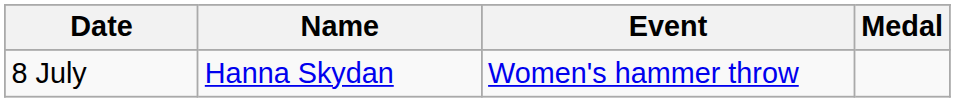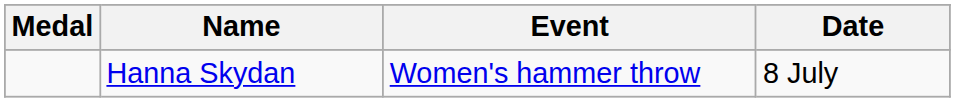columns swapped: (902, 27) <-> (102, 27)
